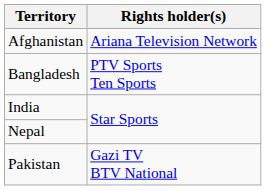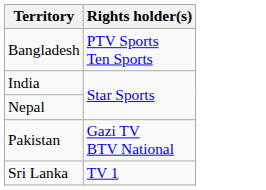- row: (46, 41)
+ row: (38, 173)
